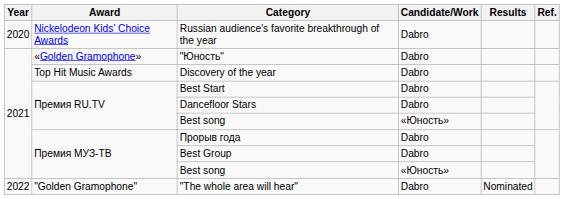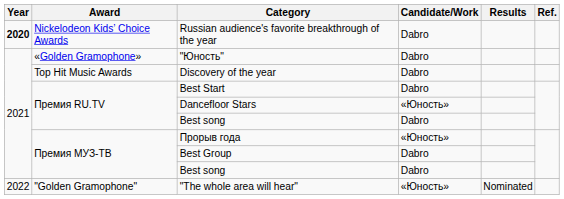(18, 34) normal -> (18, 34) bold
(415, 105) Dabro -> (425, 105) «Юность»
(425, 121) «Юность» -> (415, 121) Dabro
(415, 137) Dabro -> (425, 137) «Юность»
(425, 170) «Юность» -> (415, 170) Dabro
(415, 186) Dabro -> (425, 186) «Юность»
